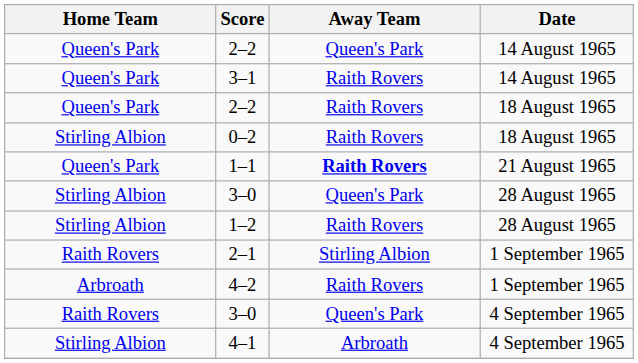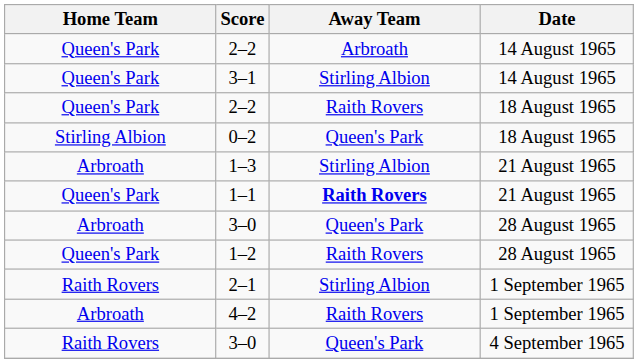(374, 48) Queen's Park -> (374, 48) Arbroath
(374, 78) Raith Rovers -> (374, 78) Stirling Albion
(374, 136) Raith Rovers -> (374, 136) Queen's Park
+ row: (242, 166)
(110, 195) Stirling Albion -> (110, 225) Arbroath
(110, 225) Stirling Albion -> (110, 254) Queen's Park
- row: (242, 343)
